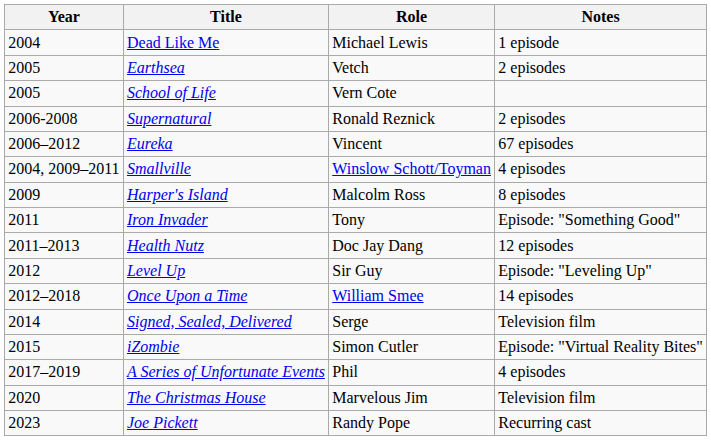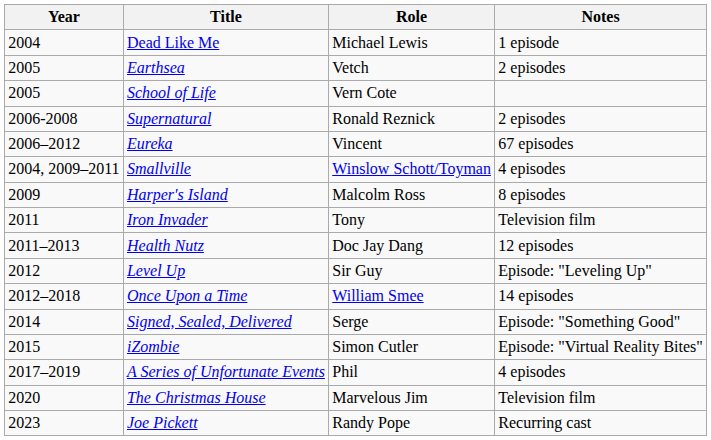(589, 220) Episode: "Something Good" -> (547, 220) Television film
(547, 321) Television film -> (589, 321) Episode: "Something Good"
